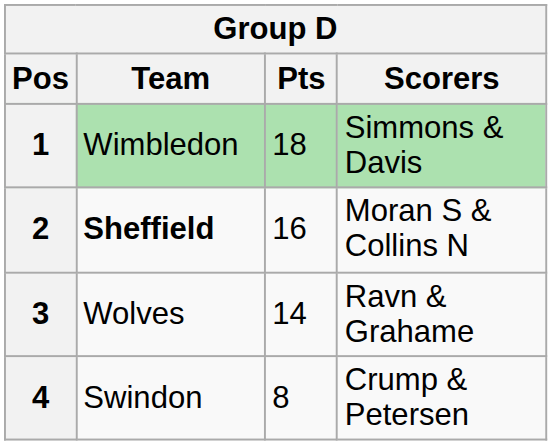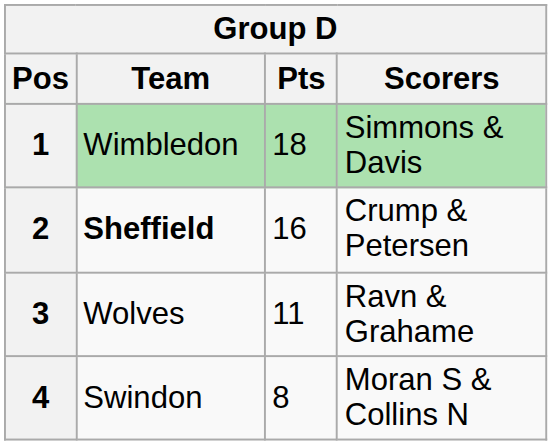(418, 229) Moran S & Collins N -> (407, 229) Crump & Petersen
(290, 313) 14 -> (288, 313) 11
(407, 397) Crump & Petersen -> (418, 397) Moran S & Collins N
